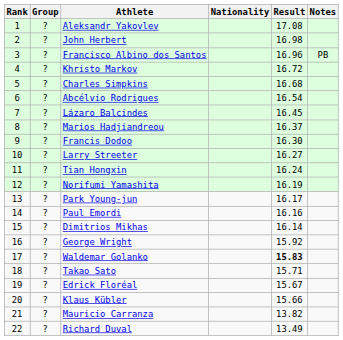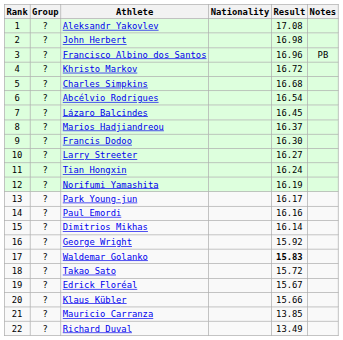(289, 271) 15.71 -> (289, 271) 15.72
(289, 314) 13.82 -> (289, 314) 13.85
